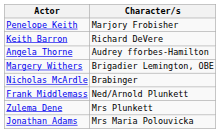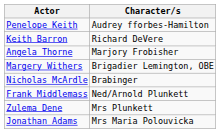(135, 25) Marjory Frobisher -> (150, 25) Audrey fforbes-Hamilton
(150, 53) Audrey fforbes-Hamilton -> (135, 53) Marjory Frobisher
